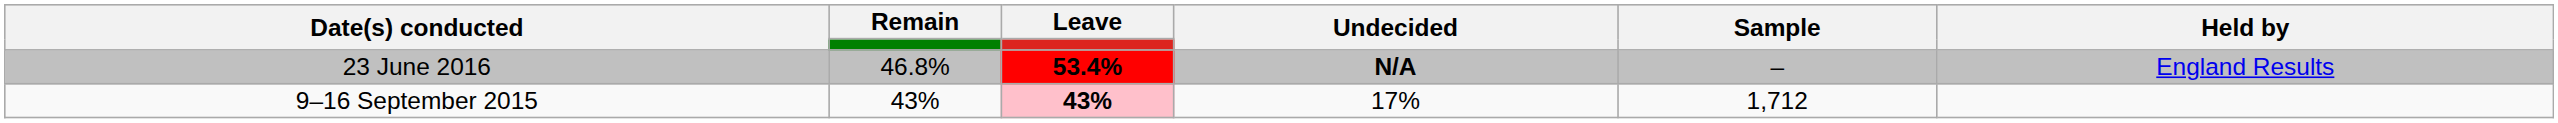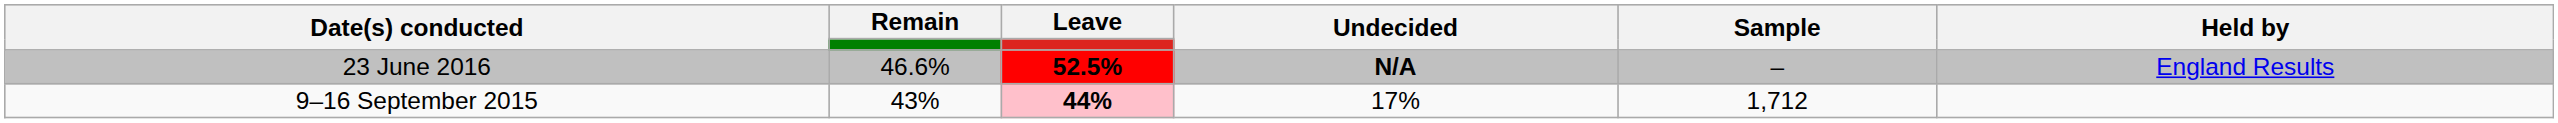(915, 66) 46.8% -> (915, 66) 46.6%
(1087, 66) 53.4% -> (1087, 66) 52.5%
(1088, 100) 43% -> (1088, 100) 44%
